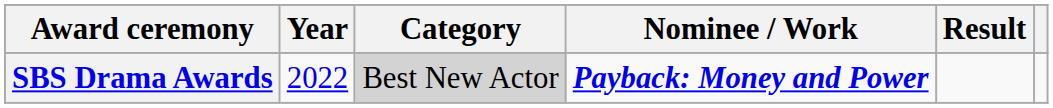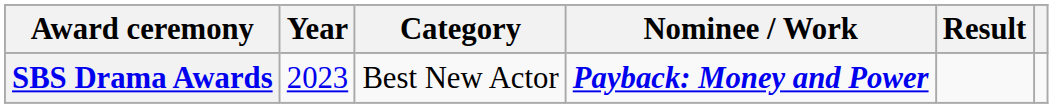(317, 77) 2022 -> (317, 77) 2023
(460, 77) lightgrey background -> (460, 77) no background
